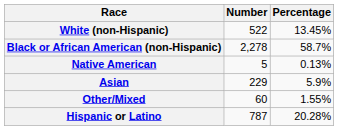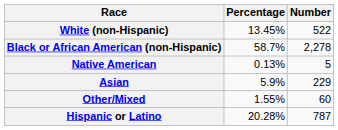columns swapped: (247, 13) <-> (302, 13)
